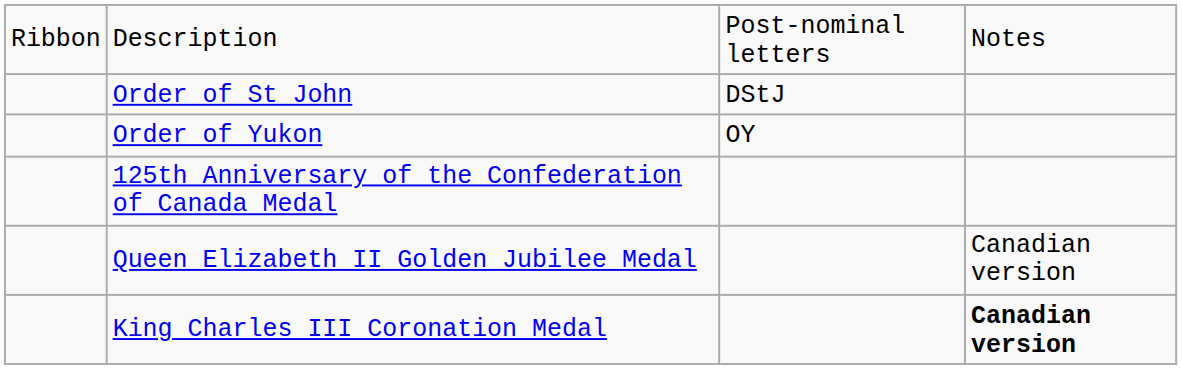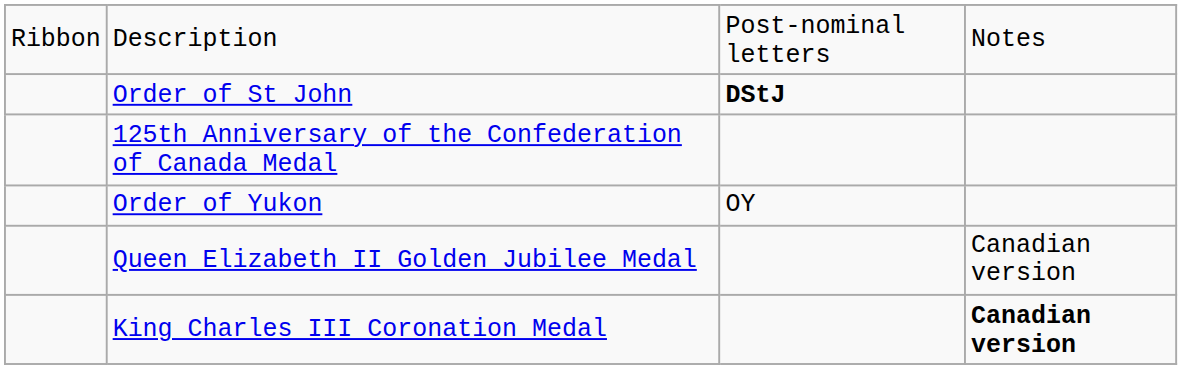(755, 95) normal -> (755, 95) bold
rows swapped: (218, 135) <-> (397, 191)
